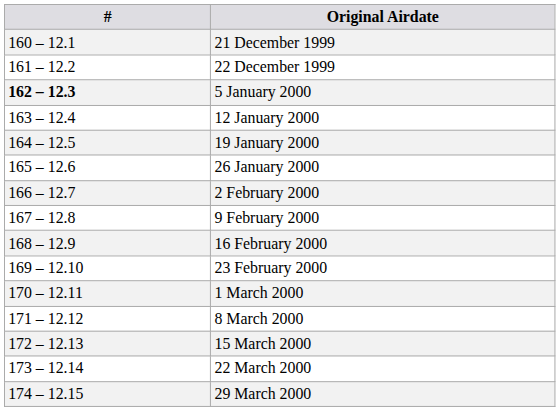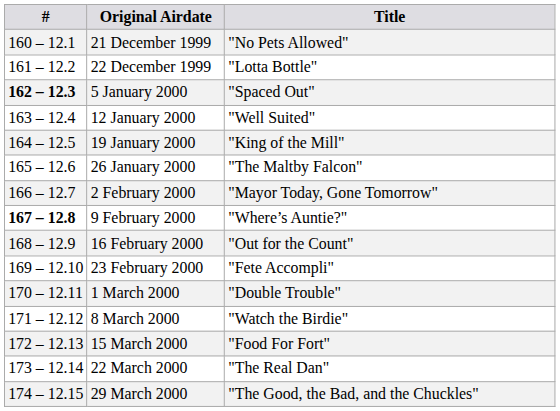+ column: (390, 17)
(42, 218) normal -> (42, 218) bold
